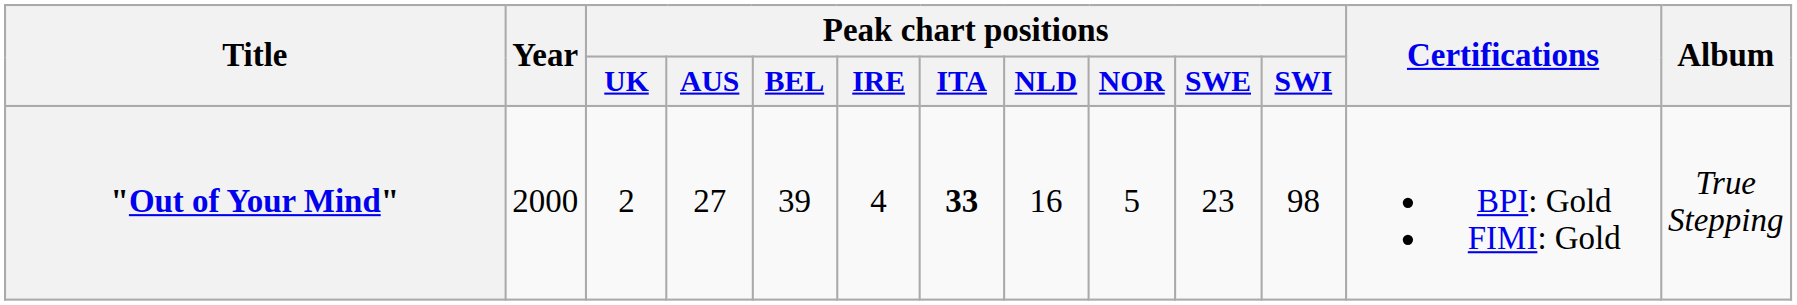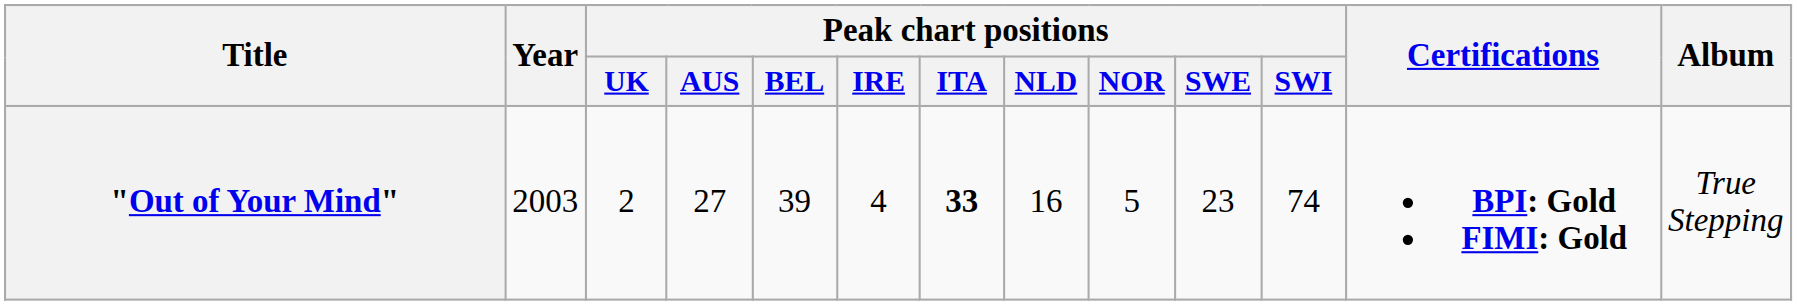(545, 201) 2000 -> (545, 201) 2003
(1303, 201) 98 -> (1303, 201) 74
(1503, 221) normal -> (1503, 221) bold
